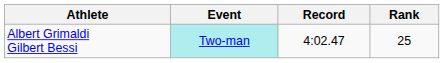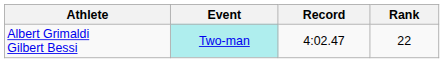(404, 41) 25 -> (404, 41) 22
